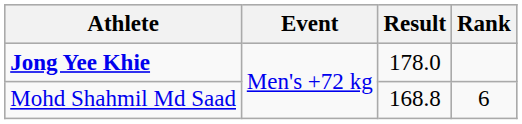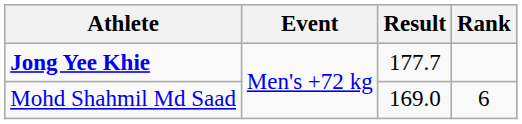(415, 61) 178.0 -> (415, 61) 177.7
(415, 99) 168.8 -> (415, 99) 169.0
